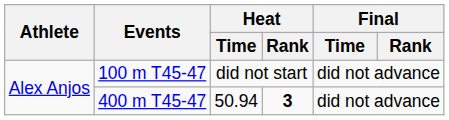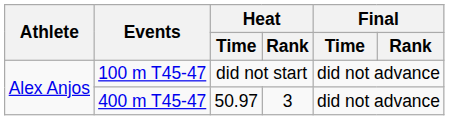(236, 101) 50.94 -> (236, 101) 50.97
(287, 101) bold -> (287, 101) normal
